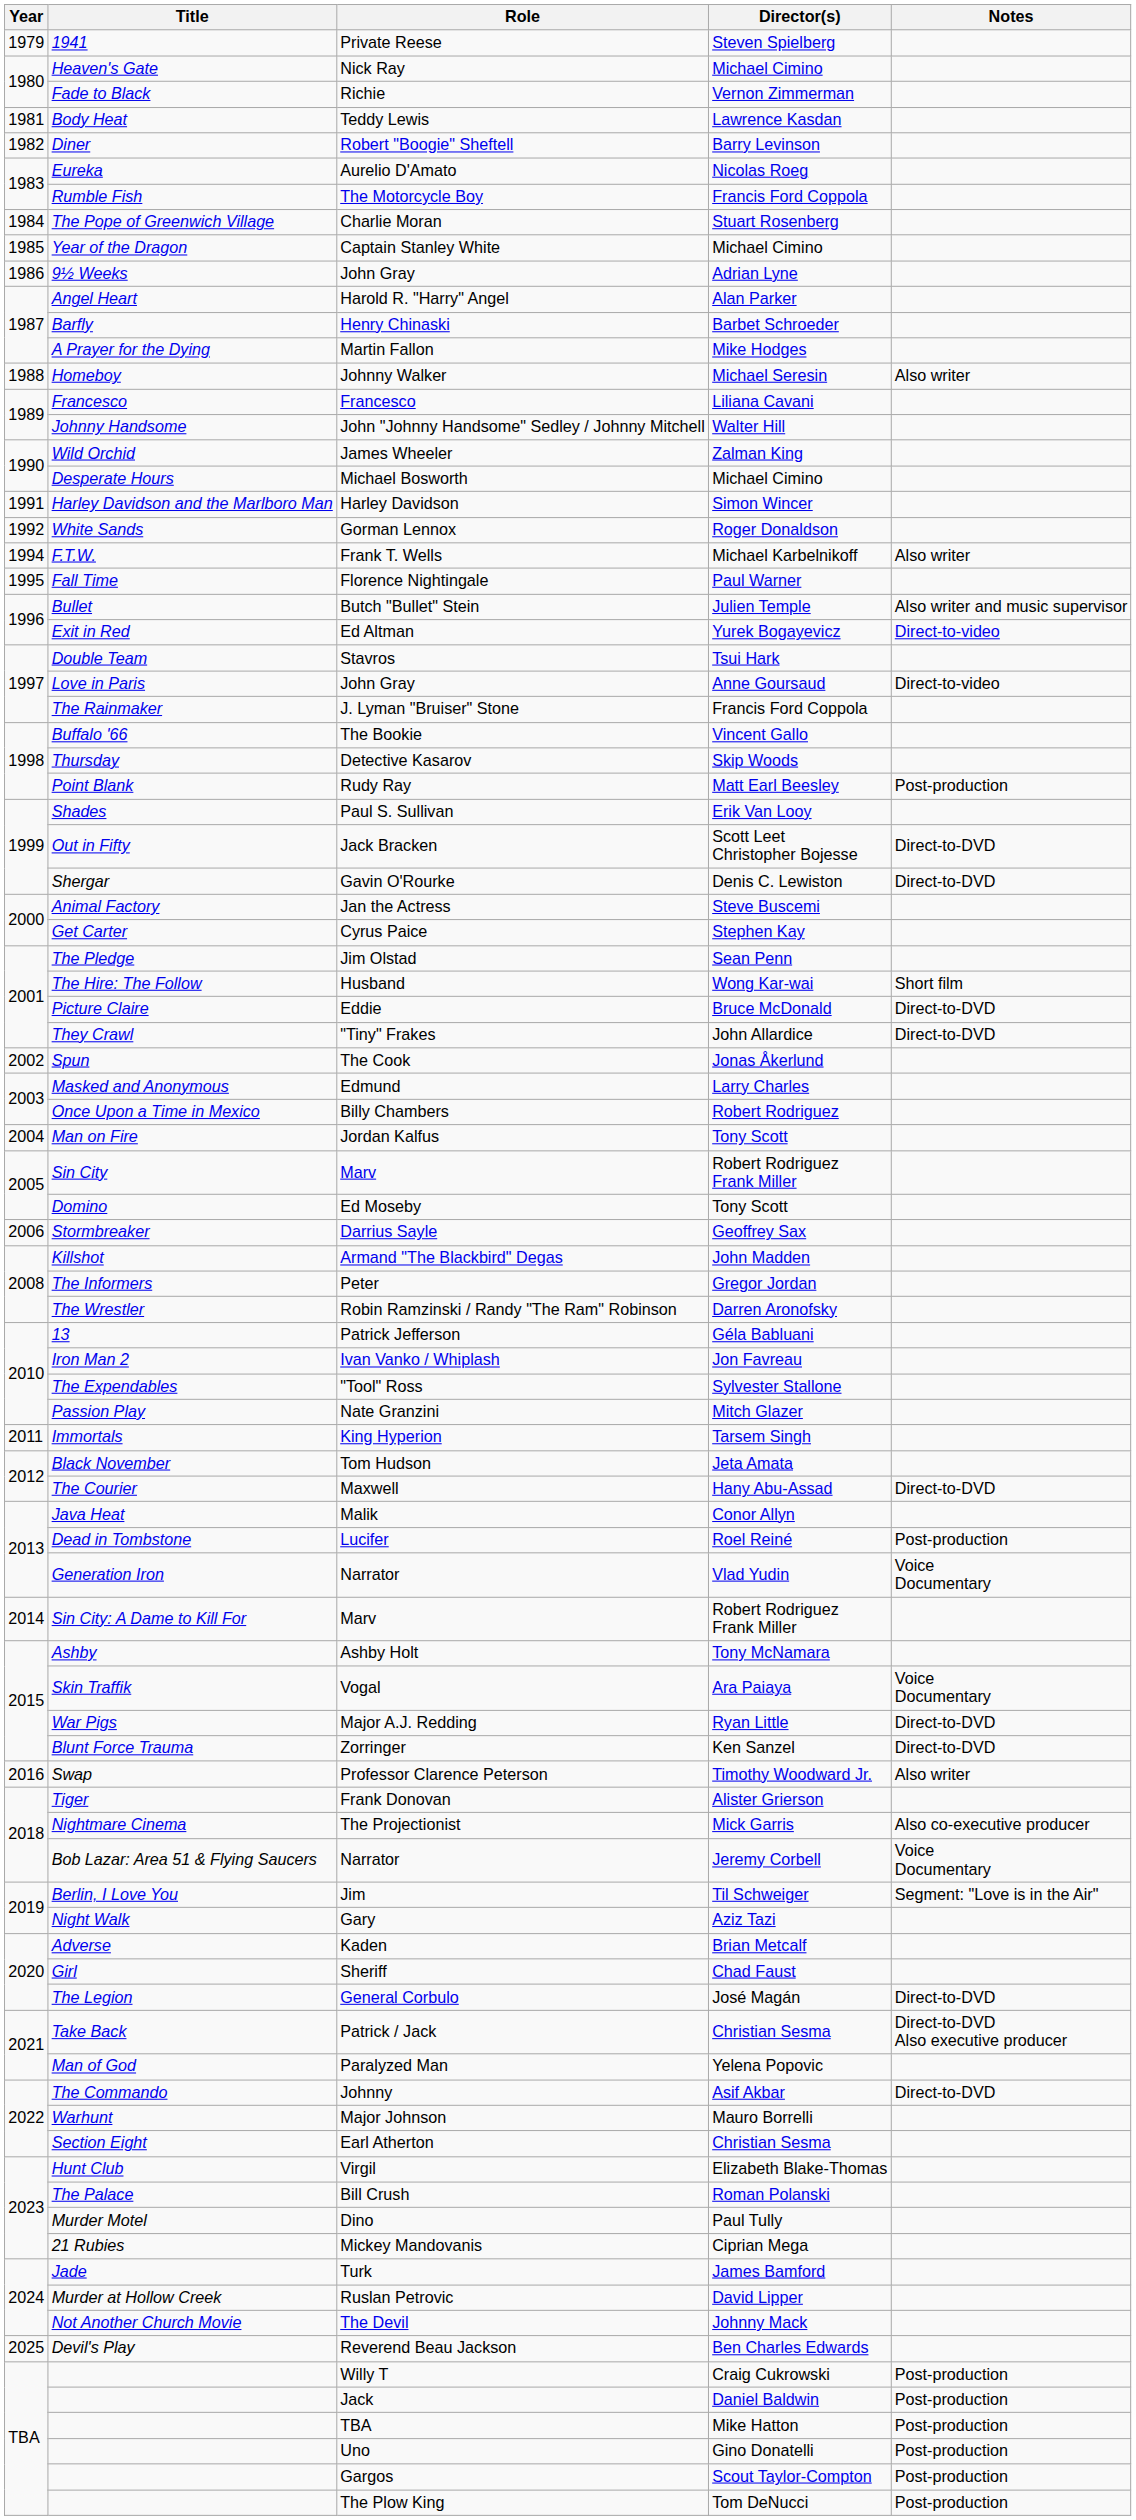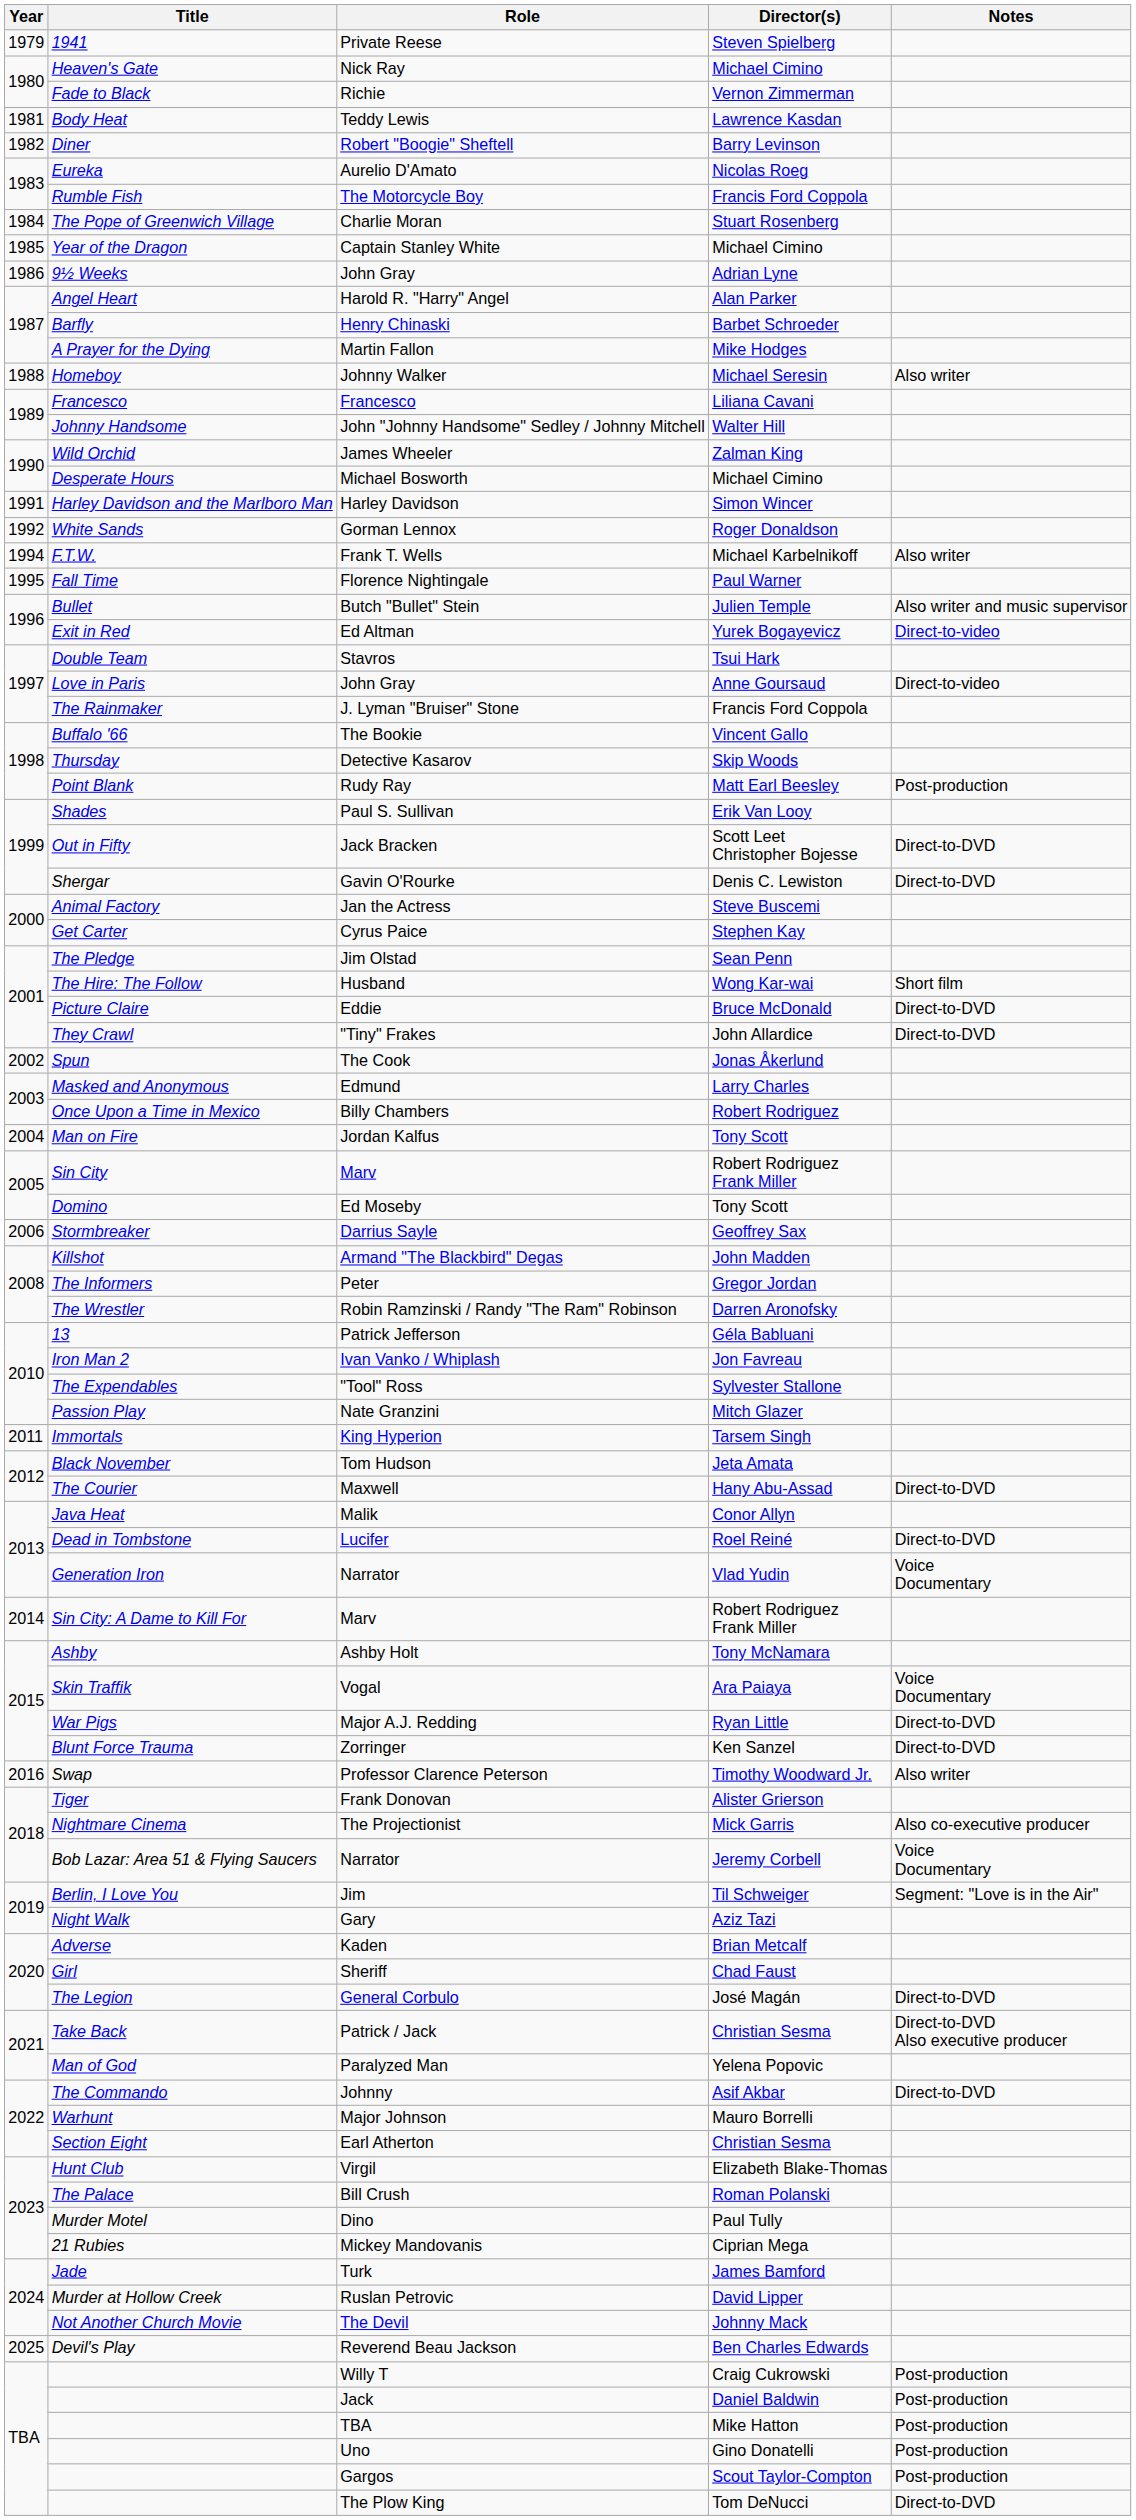(951, 1540) Post-production -> (945, 1540) Direct-to-DVD
(951, 2502) Post-production -> (945, 2502) Direct-to-DVD
